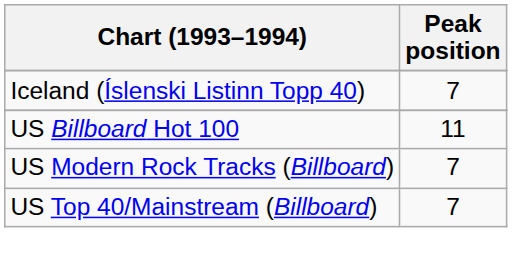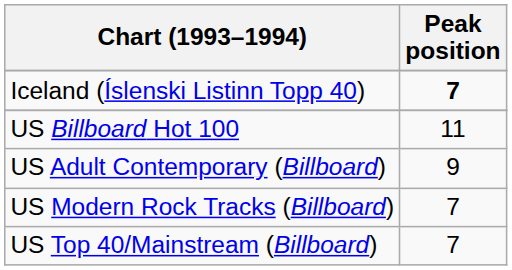(453, 90) normal -> (453, 90) bold
+ row: (198, 167)
